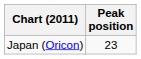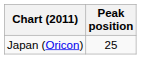(111, 44) 23 -> (111, 44) 25
